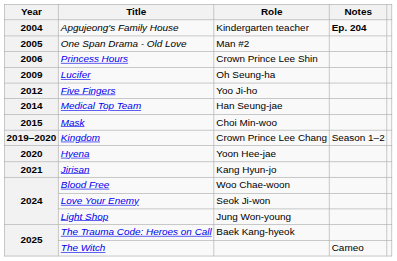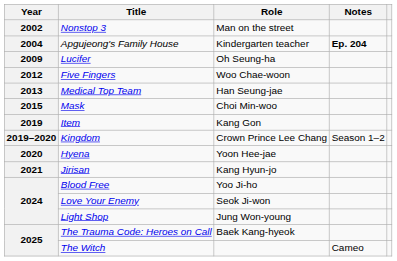+ row: (83, 28)
- row: (124, 43)
- row: (94, 59)
(237, 91) Yoo Ji-ho -> (253, 75) Woo Chae-woon
(31, 106) 2014 -> (31, 91) 2013
+ row: (70, 122)
(253, 185) Woo Chae-woon -> (237, 185) Yoo Ji-ho
